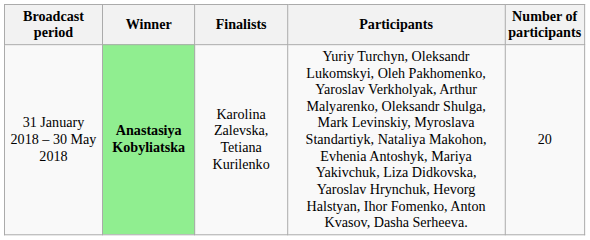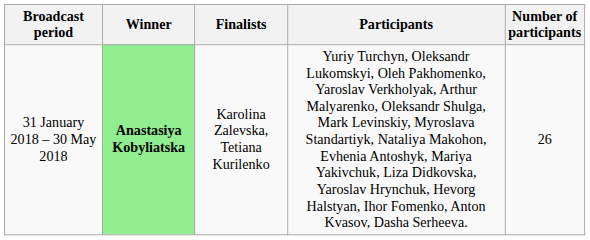(545, 139) 20 -> (545, 139) 26
